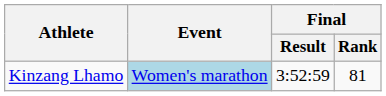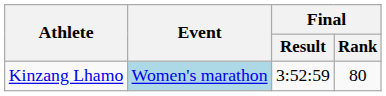(358, 76) 81 -> (358, 76) 80
